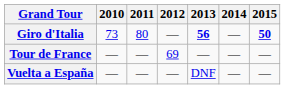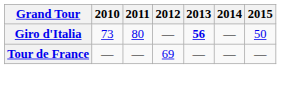(265, 34) bold -> (260, 34) normal
- row: (50, 73)
